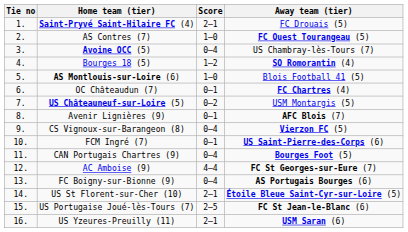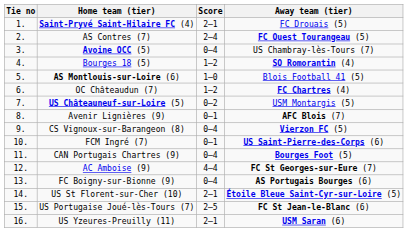(210, 37) 1–0 -> (210, 37) 2–4
(210, 90) 0–1 -> (210, 90) 1–2
